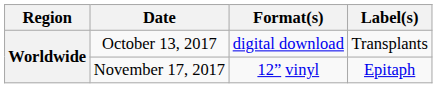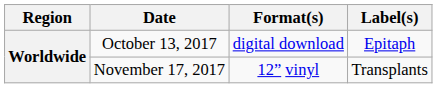(390, 43) Transplants -> (390, 43) Epitaph
(390, 69) Epitaph -> (390, 69) Transplants
